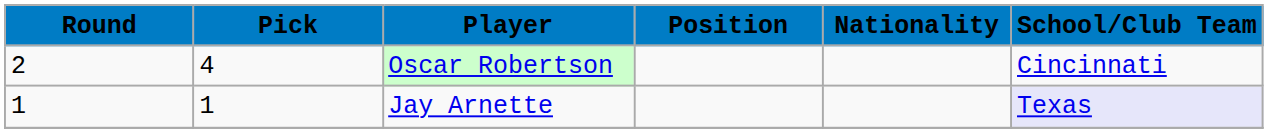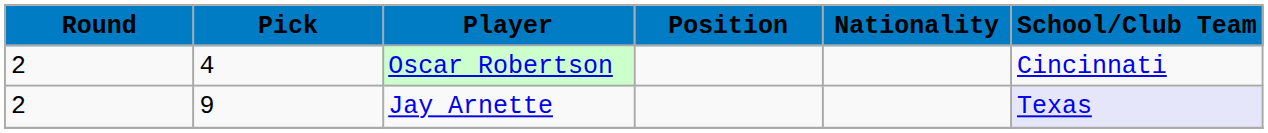(18, 107) 1 -> (18, 107) 2
(207, 107) 1 -> (207, 107) 9
